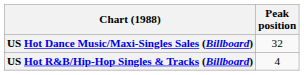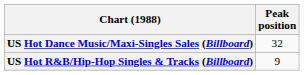(277, 61) 4 -> (277, 61) 9
